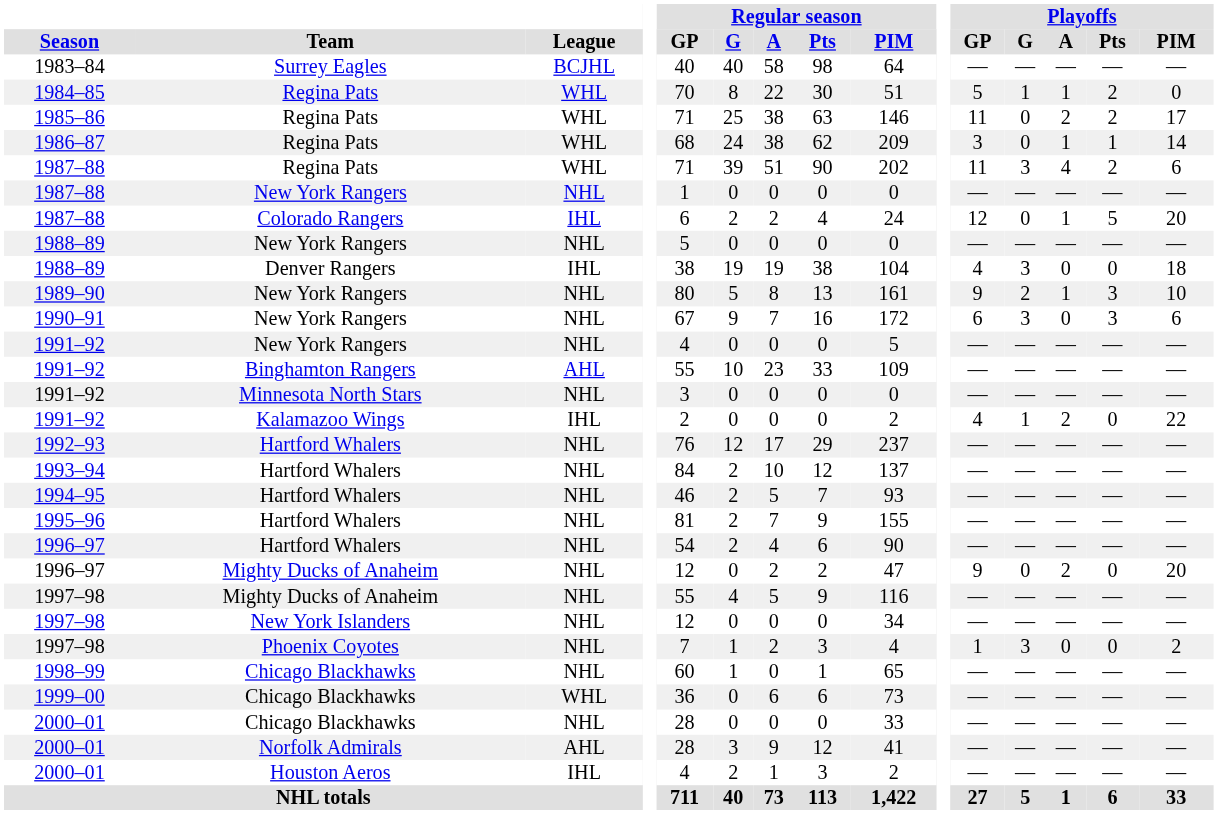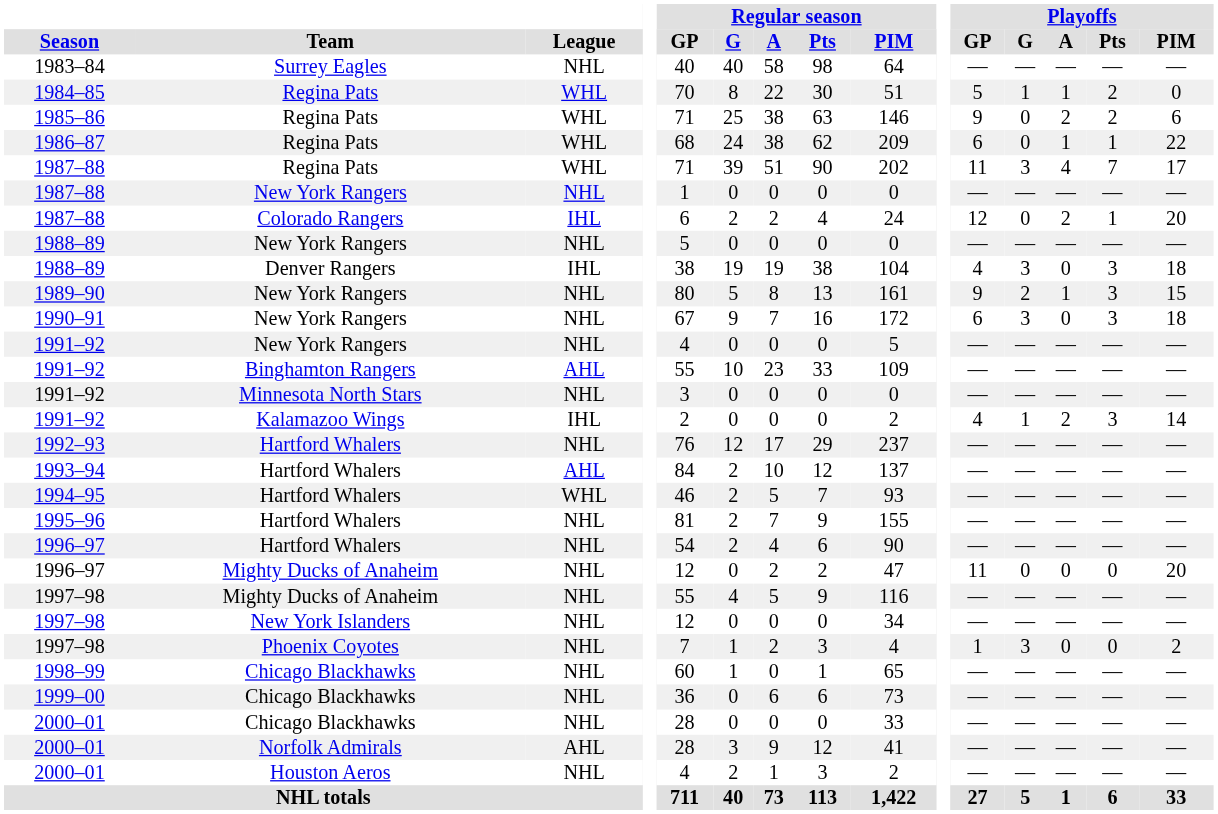(584, 66) BCJHL -> (584, 66) NHL
(978, 117) 11 -> (978, 117) 9
(1176, 117) 17 -> (1176, 117) 6
(978, 142) 3 -> (978, 142) 6
(1176, 142) 14 -> (1176, 142) 22
(1112, 167) 2 -> (1112, 167) 7
(1176, 167) 6 -> (1176, 167) 17
(1066, 218) 1 -> (1066, 218) 2
(1112, 218) 5 -> (1112, 218) 1
(1112, 268) 0 -> (1112, 268) 3
(1176, 293) 10 -> (1176, 293) 15
(1176, 318) 6 -> (1176, 318) 18
(1112, 419) 0 -> (1112, 419) 3
(1176, 419) 22 -> (1176, 419) 14
(584, 470) NHL -> (584, 470) AHL
(584, 495) NHL -> (584, 495) WHL
(978, 570) 9 -> (978, 570) 11
(1066, 570) 2 -> (1066, 570) 0
(584, 696) WHL -> (584, 696) NHL
(584, 772) IHL -> (584, 772) NHL
